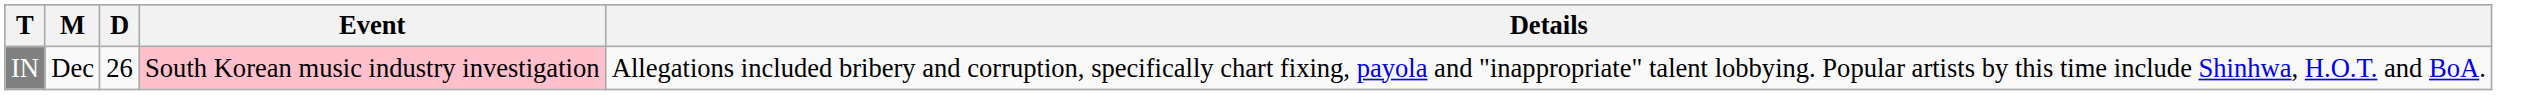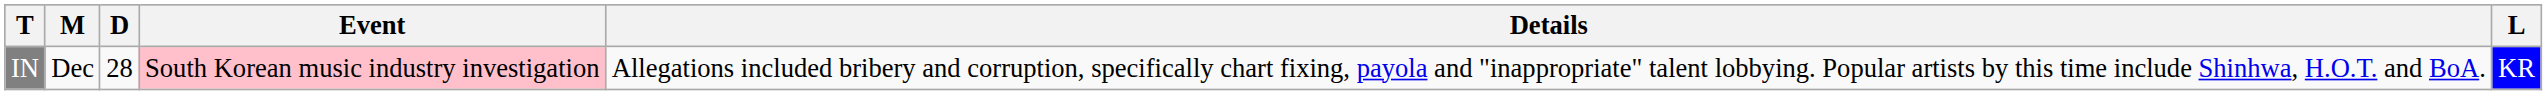+ column: (2517, 25)
(120, 67) 26 -> (120, 67) 28
